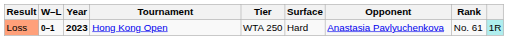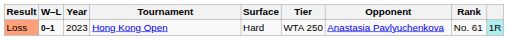columns swapped: (263, 12) <-> (305, 12)
(77, 27) bold -> (77, 27) normal
